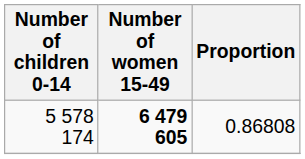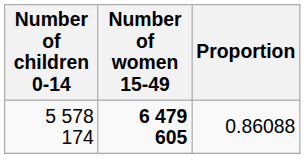(260, 126) 0.86808 -> (260, 126) 0.86088
